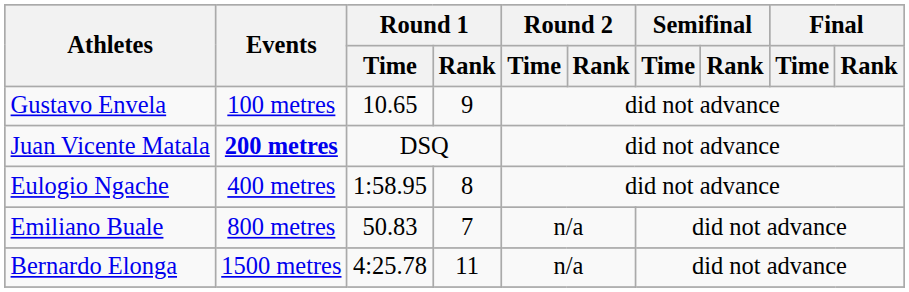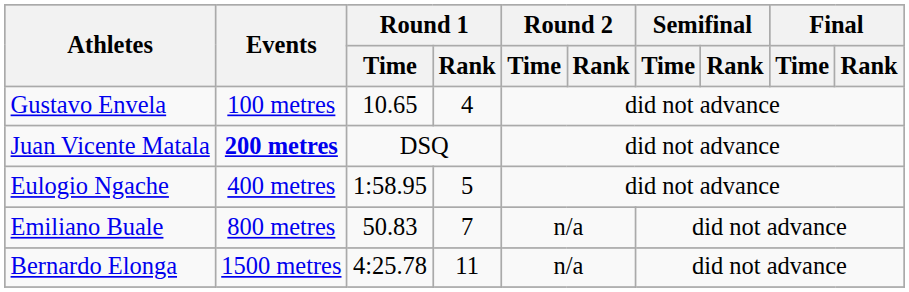(467, 105) 9 -> (467, 105) 4
(467, 186) 8 -> (467, 186) 5
